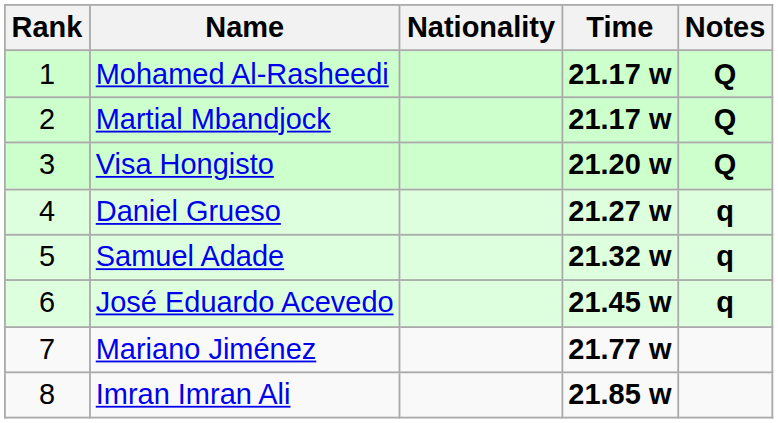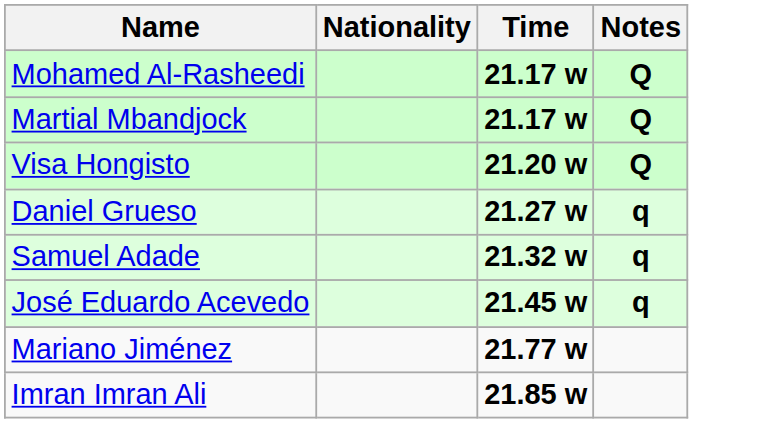- column: (47, 27)
